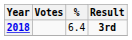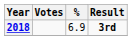(77, 28) 6.4 -> (77, 28) 6.9
